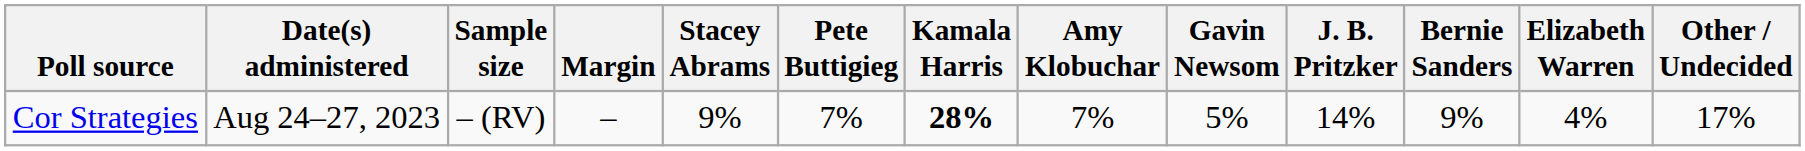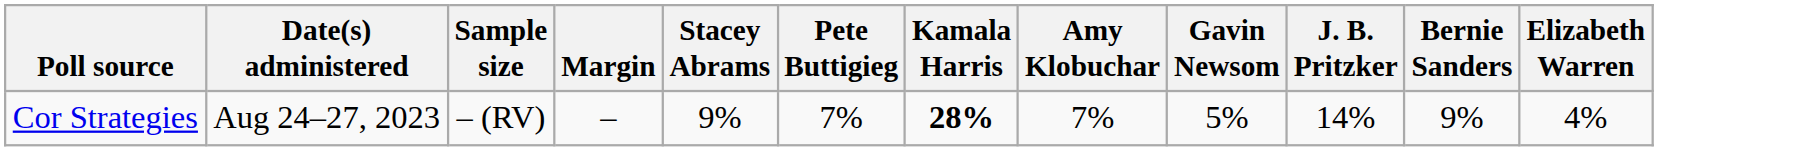- column: (1726, 48)
